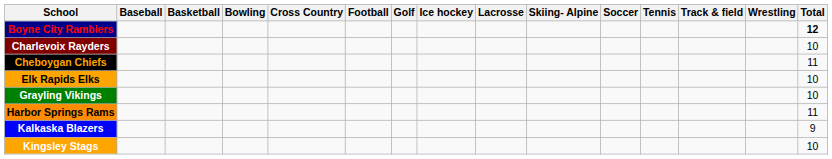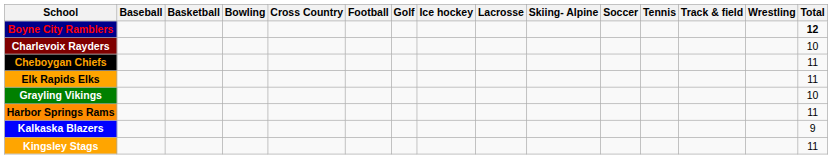(813, 79) 10 -> (813, 79) 11
(813, 146) 10 -> (813, 146) 11
